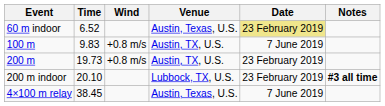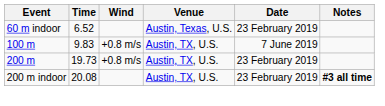(283, 28) khaki background -> (277, 28) no background
(89, 77) 20.10 -> (84, 77) 20.08
(193, 77) Lubbock, TX, U.S. -> (182, 77) Austin, TX, U.S.
- row: (39, 93)
